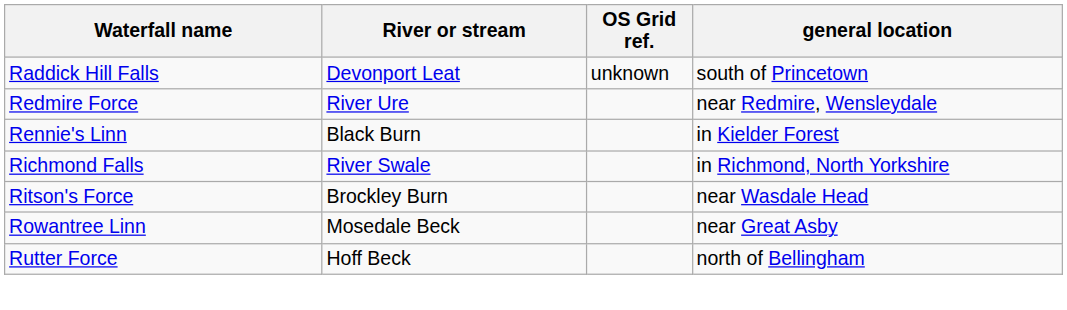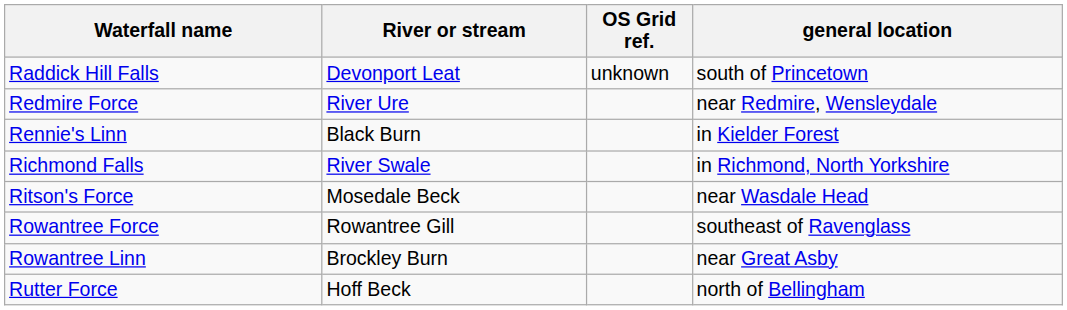(387, 196) Brockley Burn -> (393, 196) Mosedale Beck
+ row: (84, 227)
(393, 227) Mosedale Beck -> (387, 258) Brockley Burn
